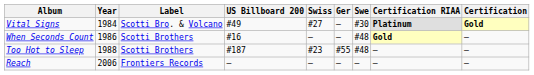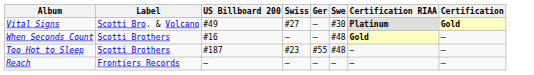- column: (107, 11)
